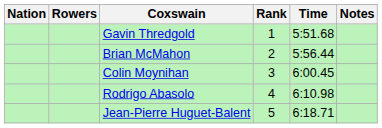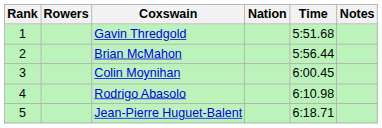columns swapped: (271, 14) <-> (27, 14)
